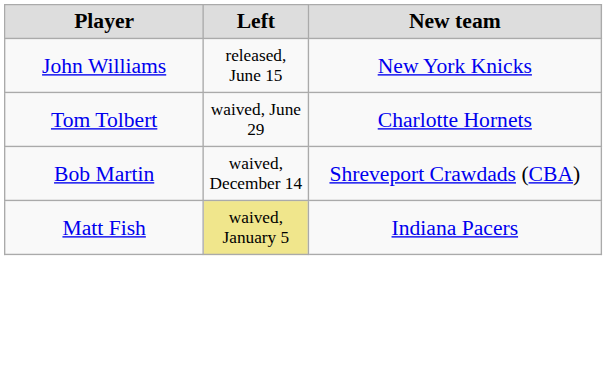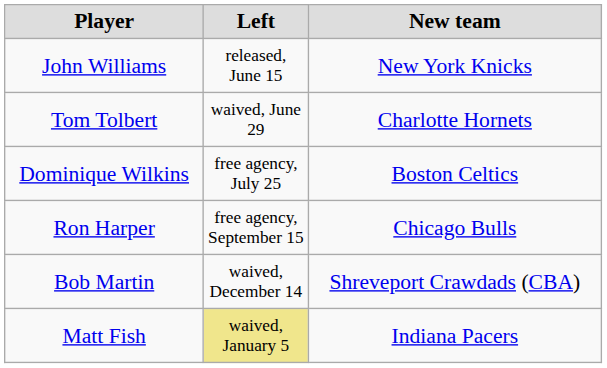+ row: (104, 173)
+ row: (104, 227)
